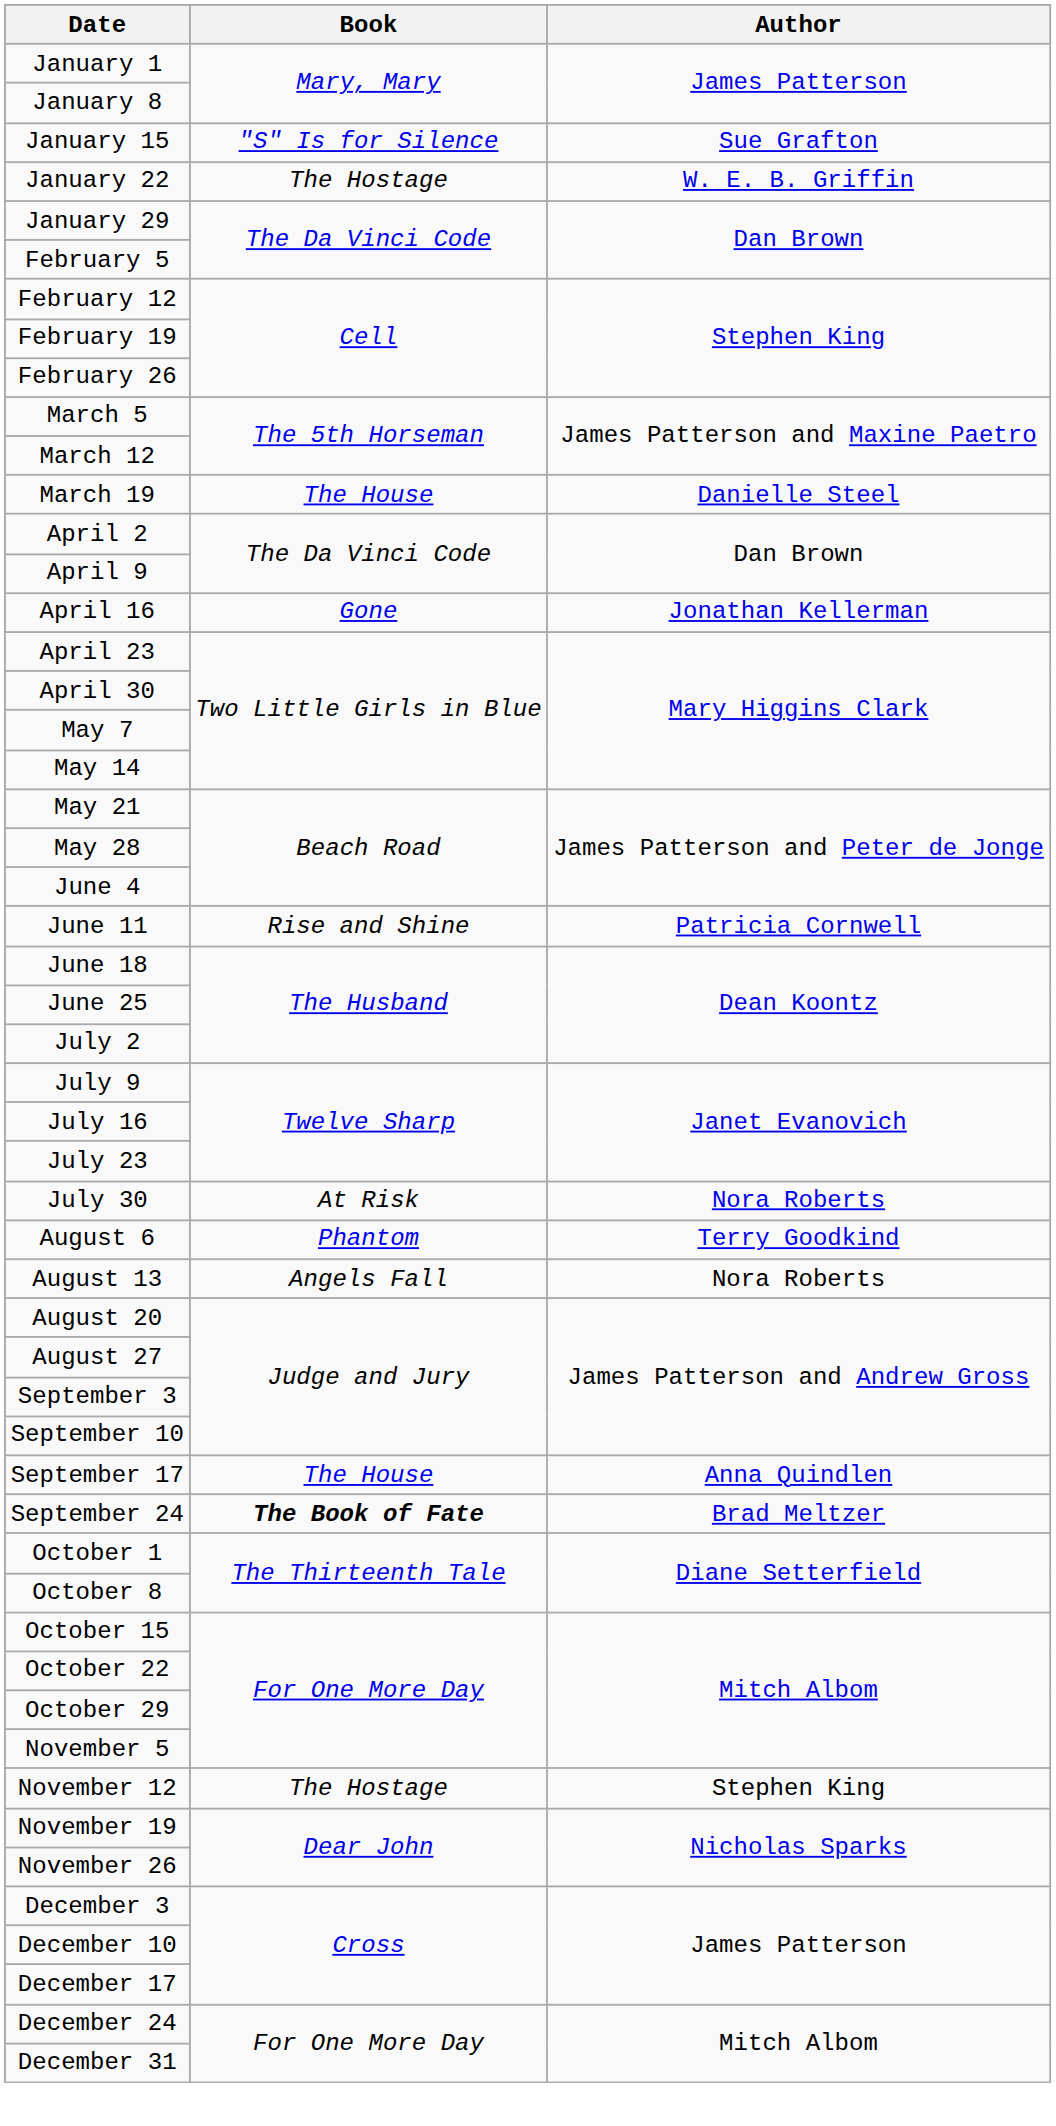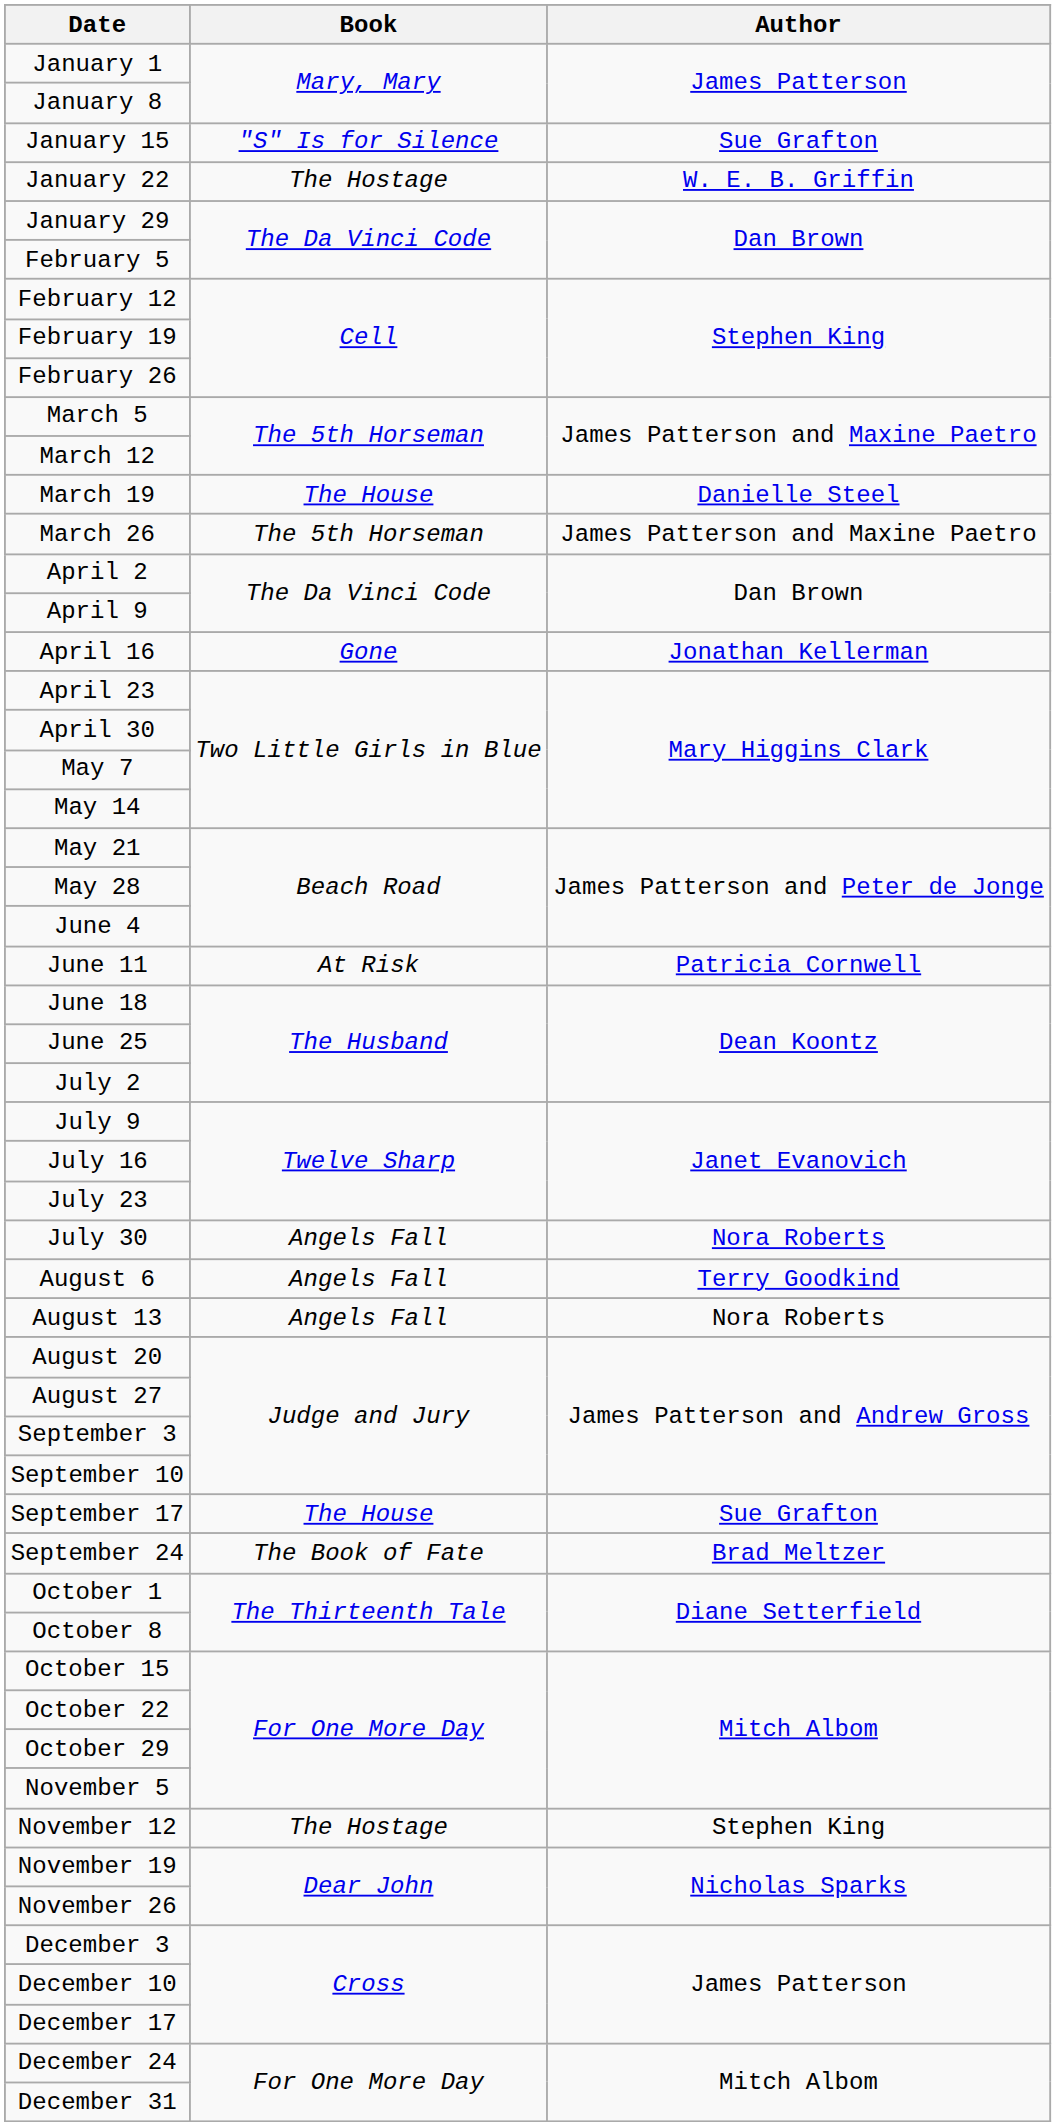+ row: (97, 534)
(368, 926) Rise and Shine -> (368, 965) At Risk
(368, 1200) At Risk -> (368, 1240) Angels Fall
(368, 1240) Phantom -> (368, 1279) Angels Fall
(798, 1475) Anna Quindlen -> (798, 1514) Sue Grafton
(368, 1514) bold -> (368, 1553) normal
